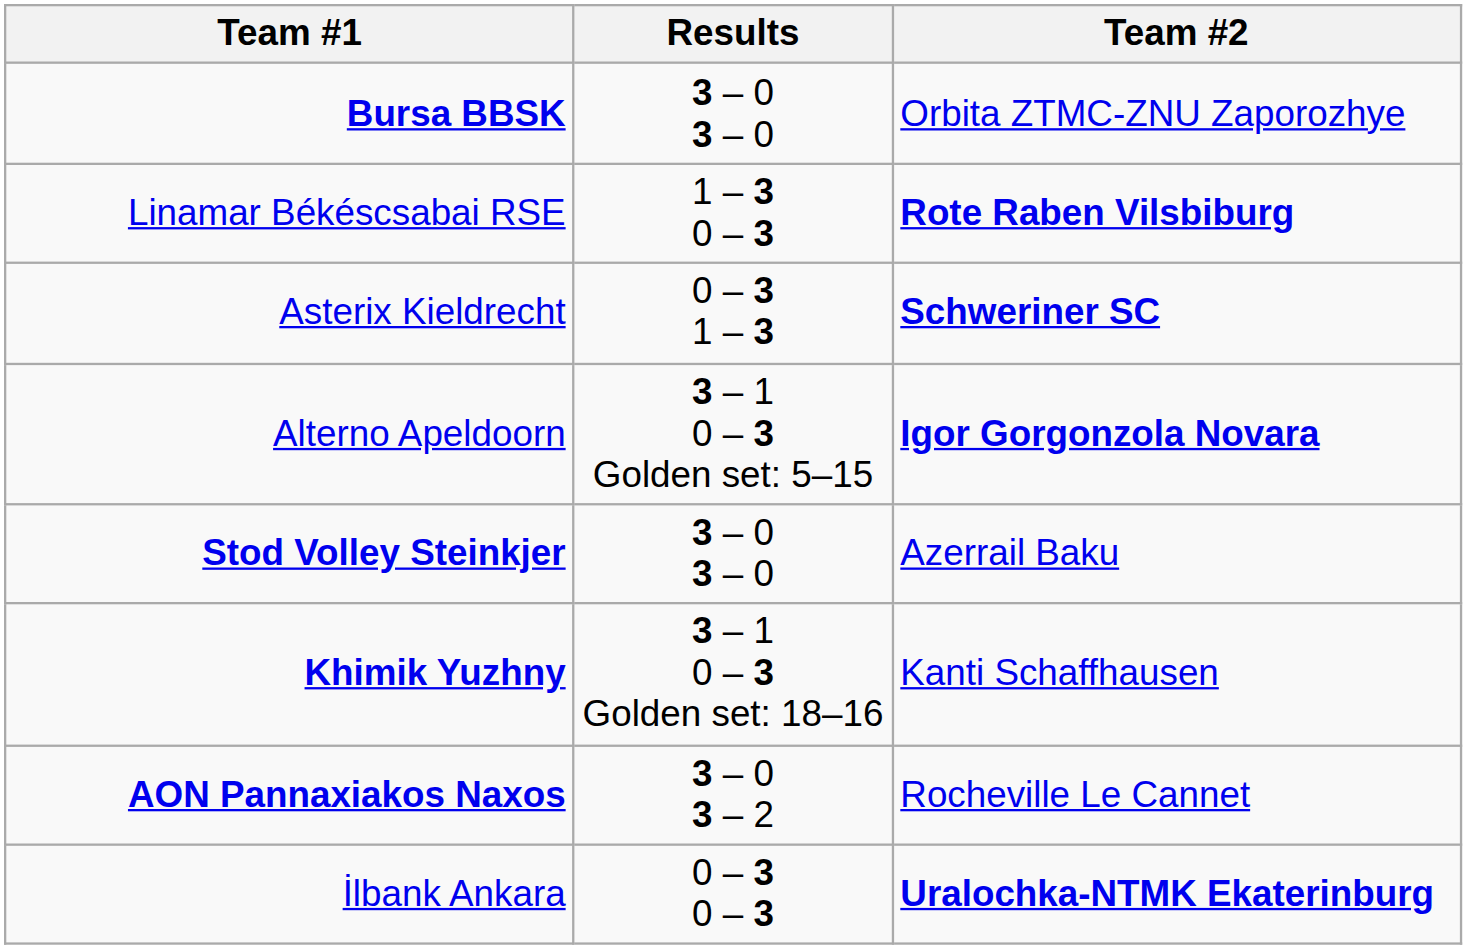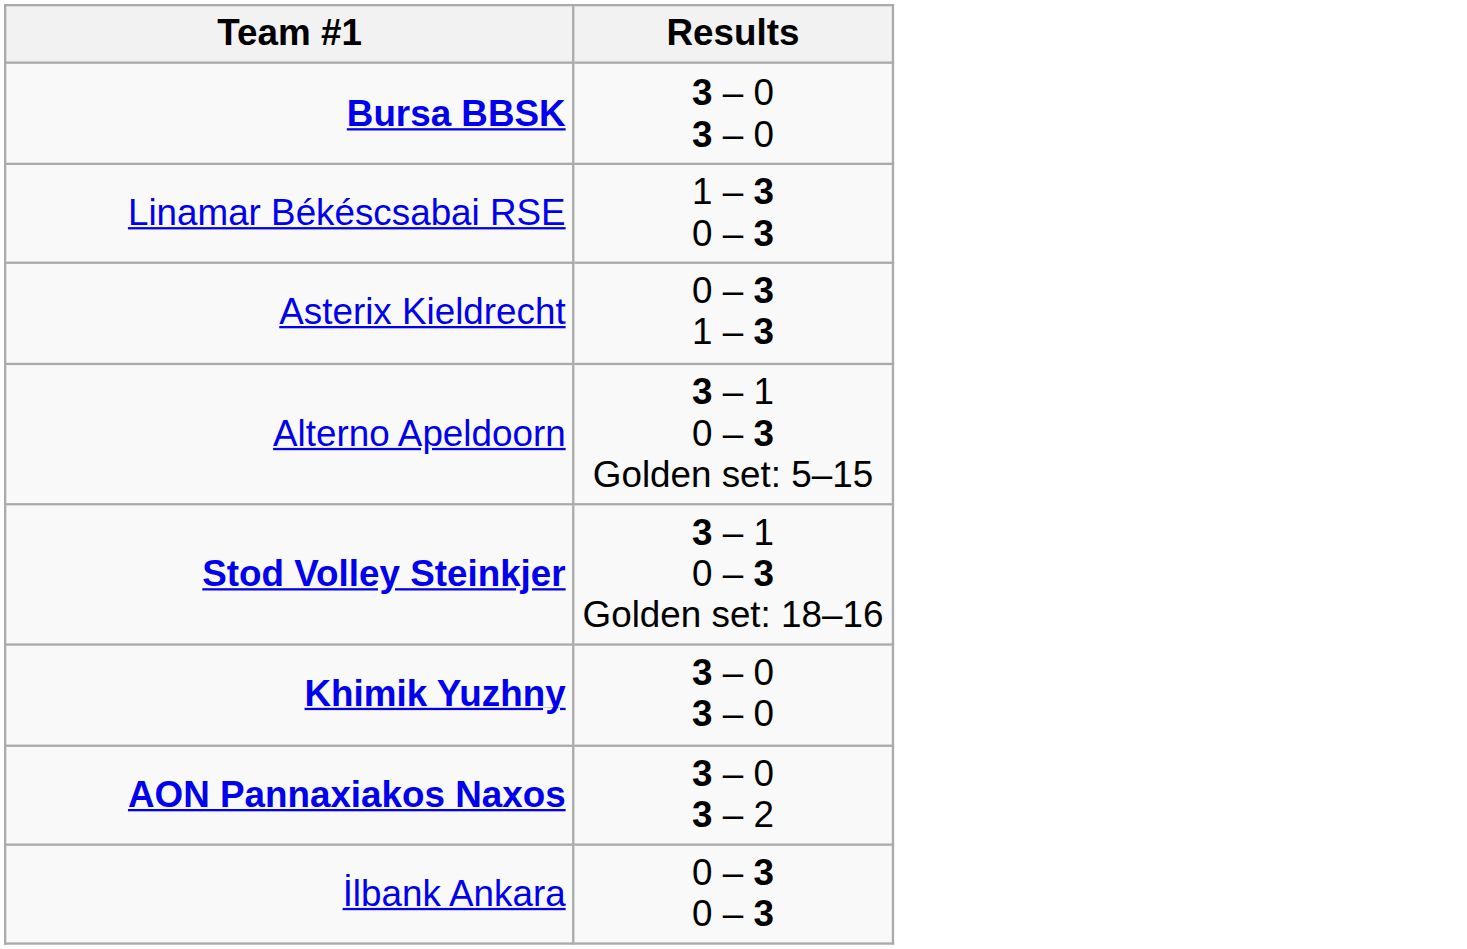- column: (1176, 33)
(733, 553) 3 – 0 3 – 0 -> (733, 573) 3 – 1 0 – 3 Golden set: 18–16
(733, 673) 3 – 1 0 – 3 Golden set: 18–16 -> (733, 694) 3 – 0 3 – 0
